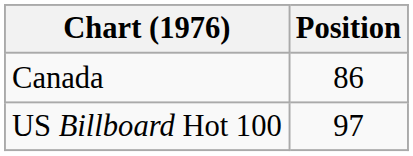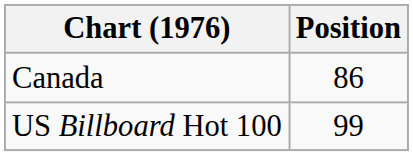(348, 125) 97 -> (348, 125) 99
